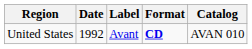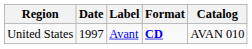(91, 33) 1992 -> (91, 33) 1997
